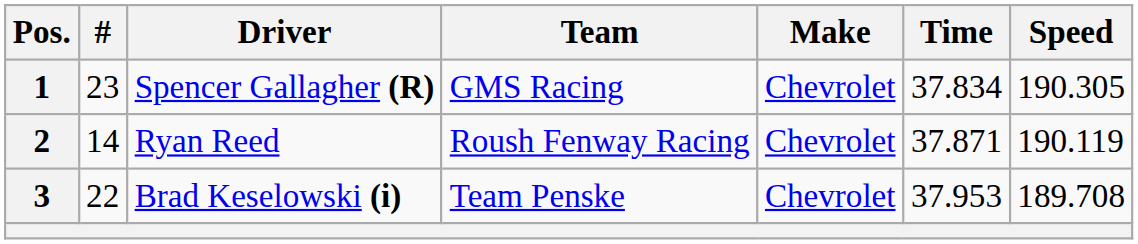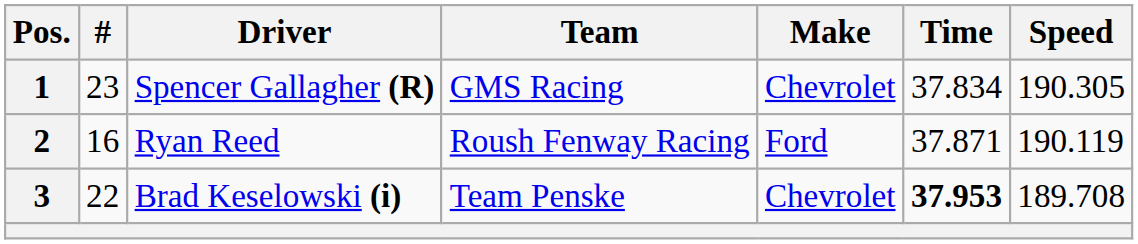(103, 141) 14 -> (103, 141) 16
(830, 141) Chevrolet -> (796, 141) Ford
(956, 195) normal -> (956, 195) bold
